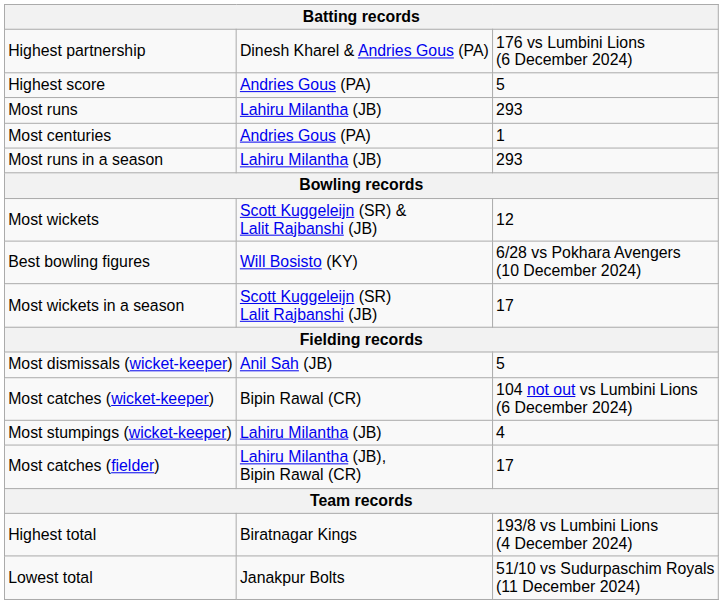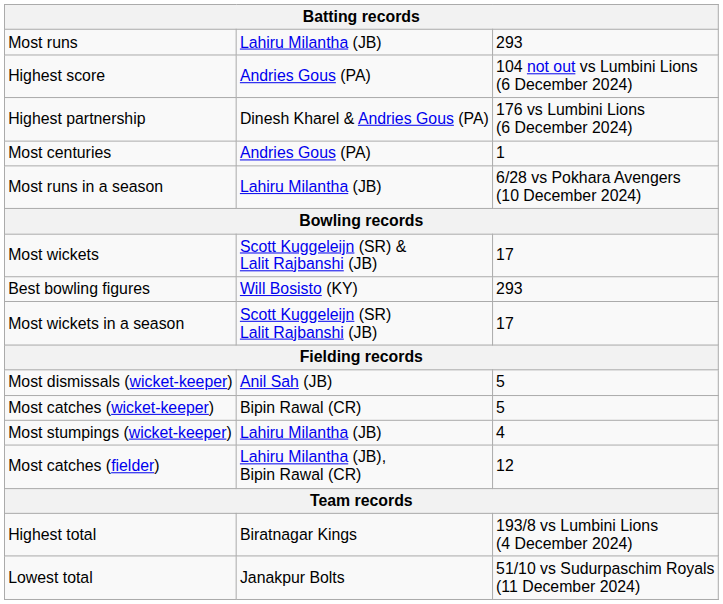rows swapped: (43, 110) <-> (77, 51)
(500, 85) 5 -> (597, 76) 104 not out vs Lumbini Lions (6 December 2024)
(509, 160) 293 -> (588, 187) 6/28 vs Pokhara Avengers (10 December 2024)
(505, 219) 12 -> (505, 255) 17
(588, 262) 6/28 vs Pokhara Avengers (10 December 2024) -> (509, 289) 293
(597, 398) 104 not out vs Lumbini Lions (6 December 2024) -> (500, 407) 5
(505, 466) 17 -> (505, 466) 12
